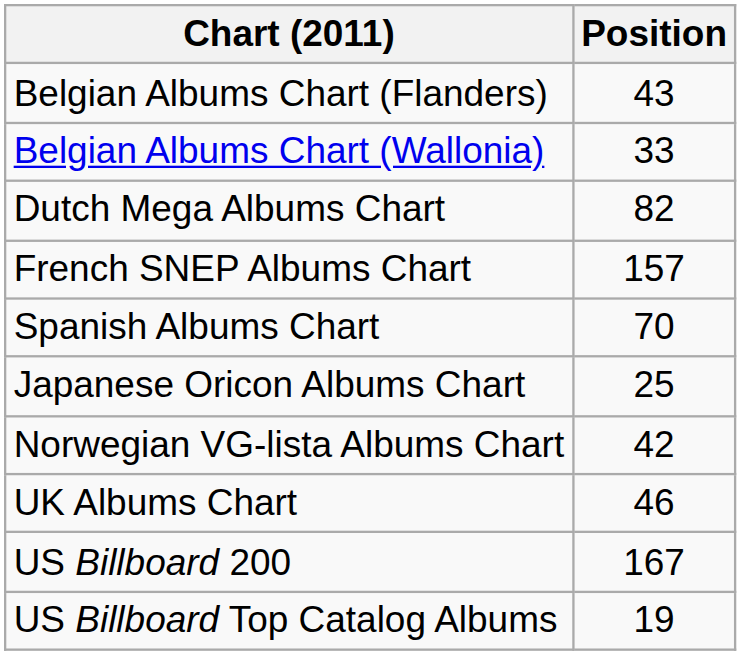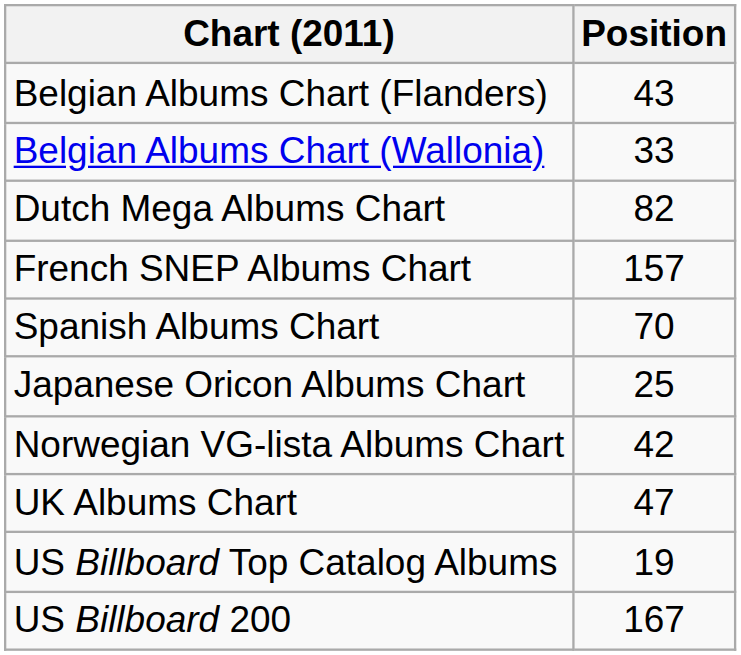(654, 502) 46 -> (654, 502) 47
rows swapped: (152, 561) <-> (286, 619)
